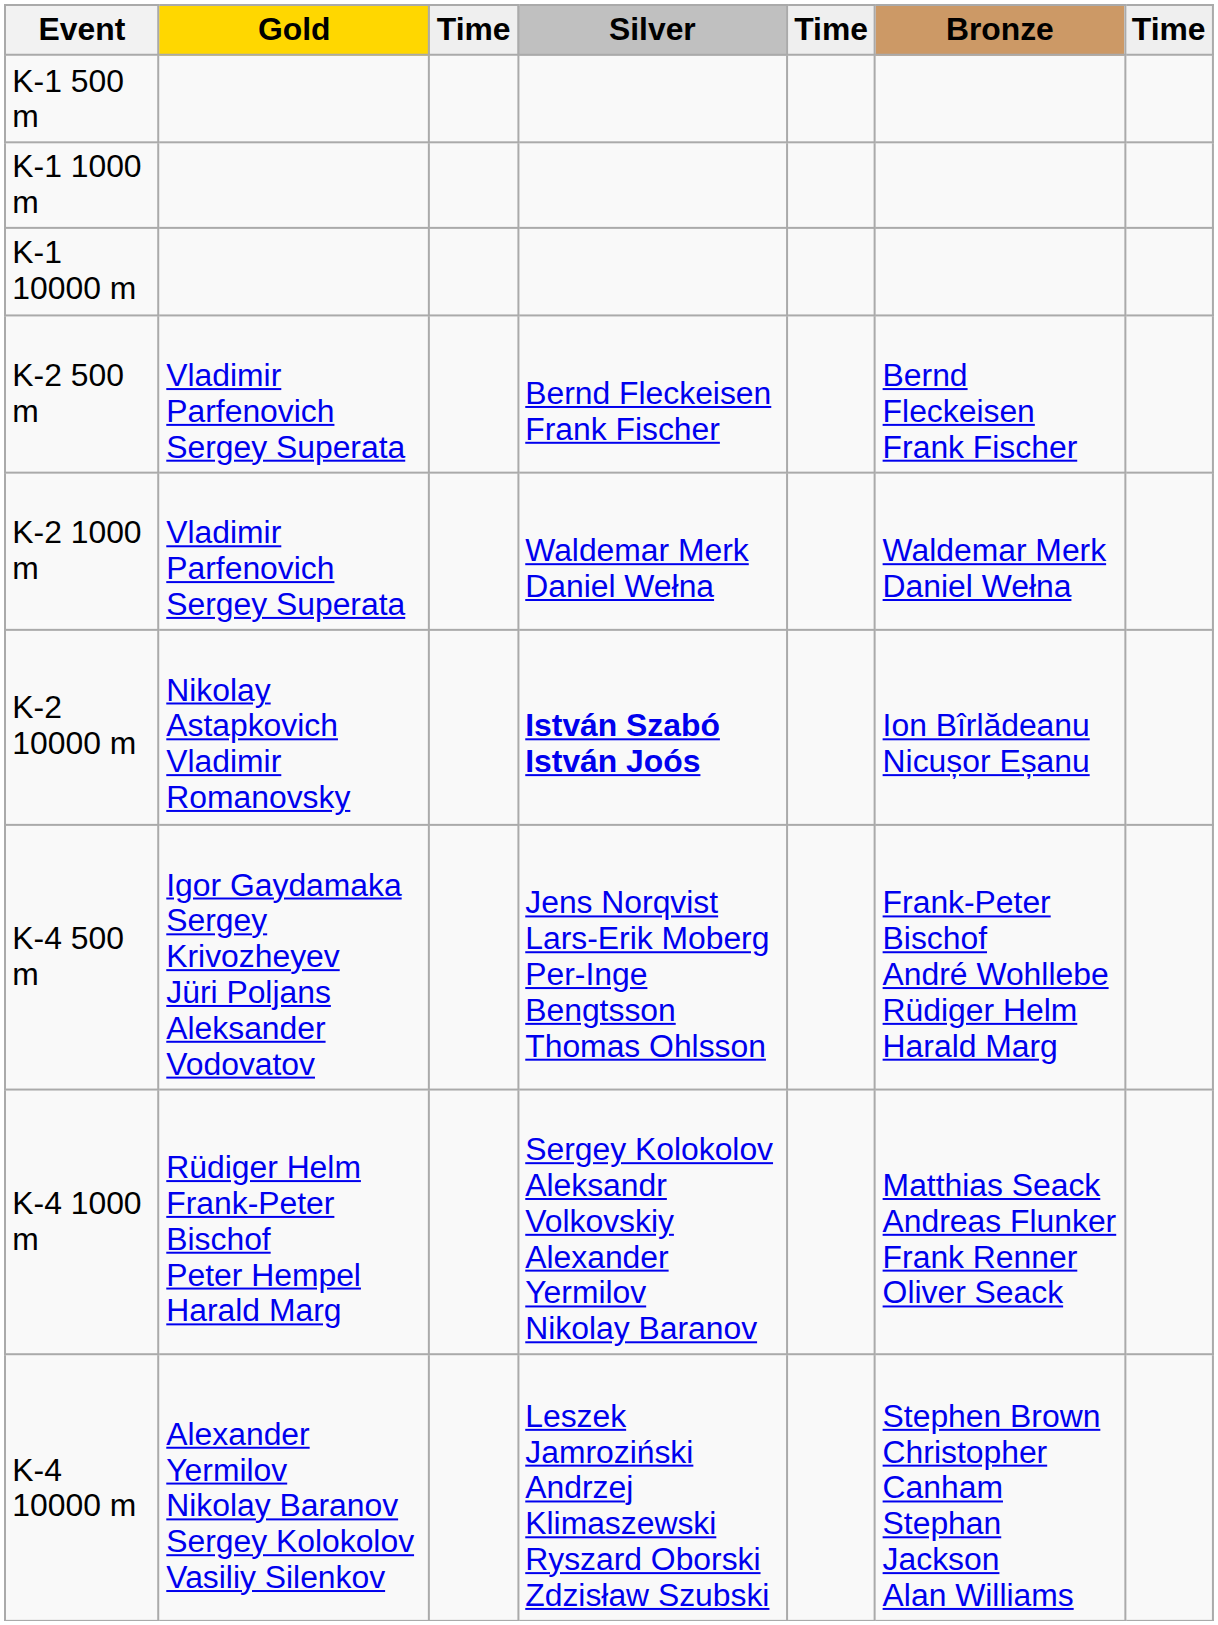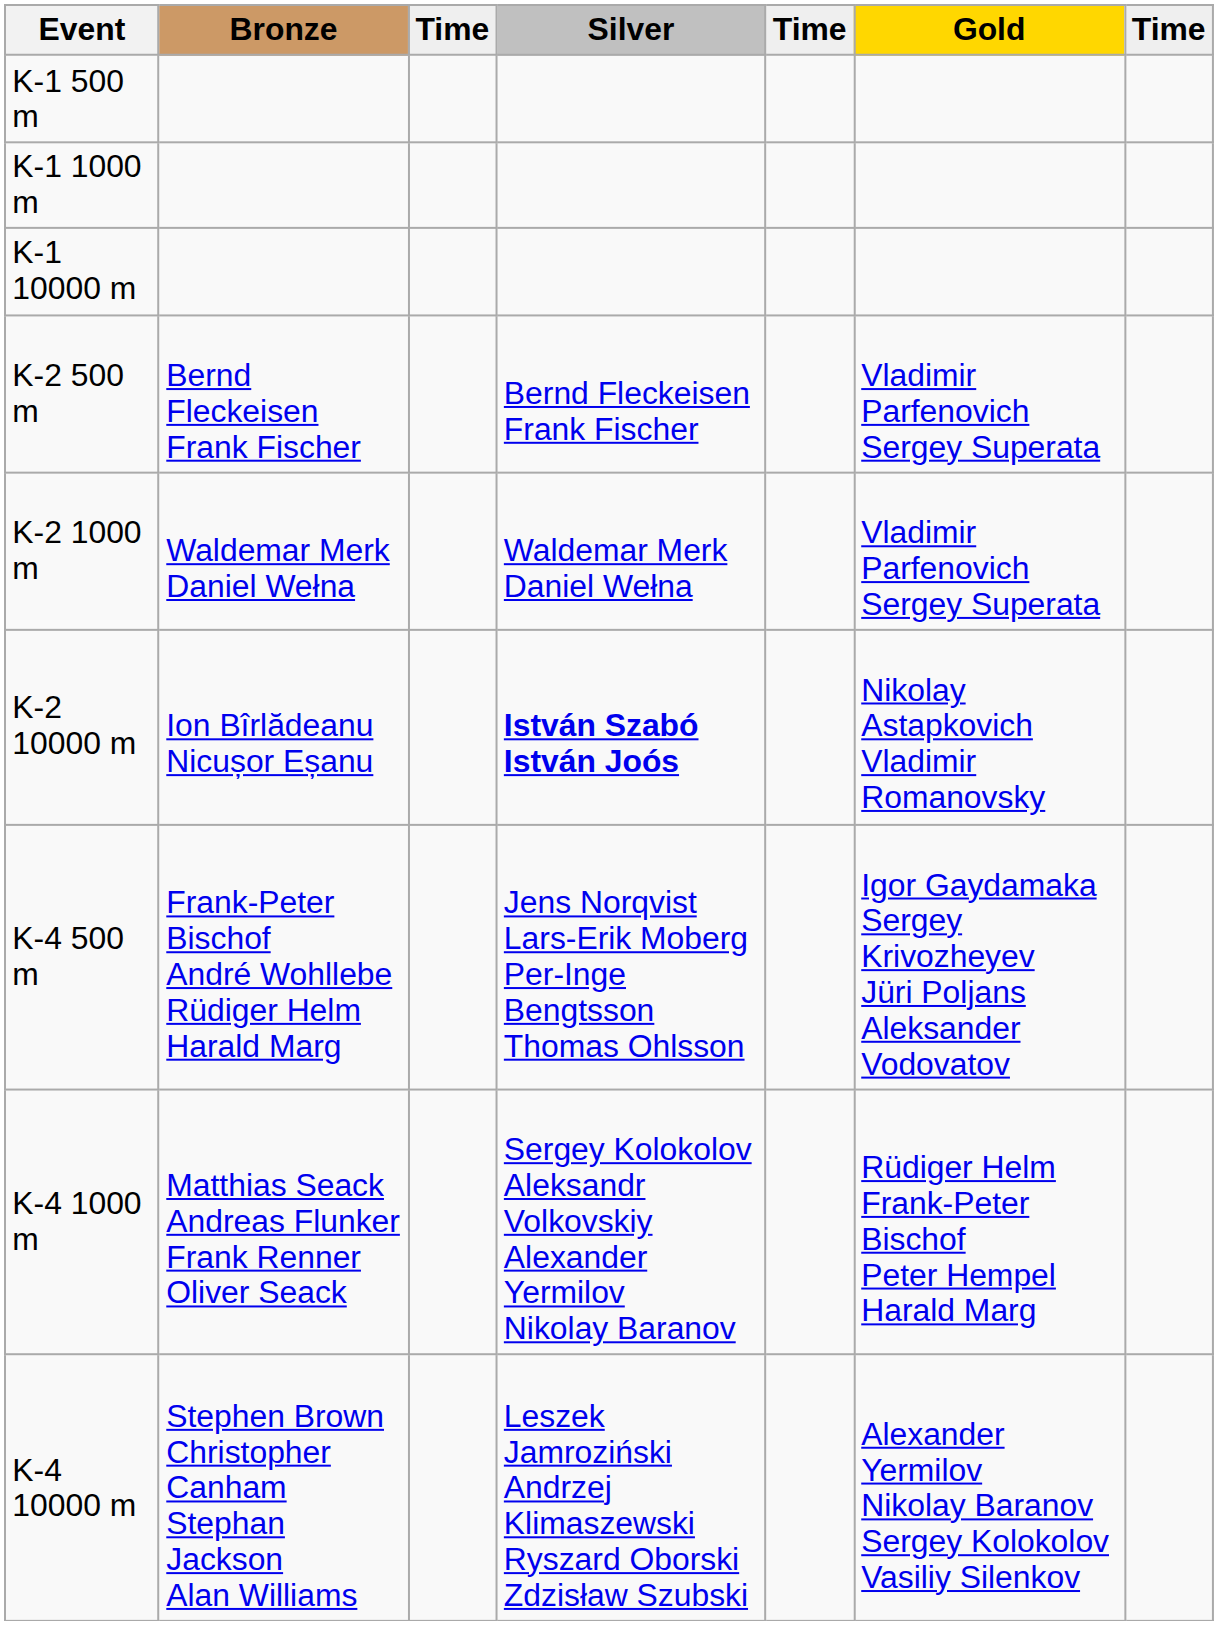columns swapped: (294, 29) <-> (1000, 29)
